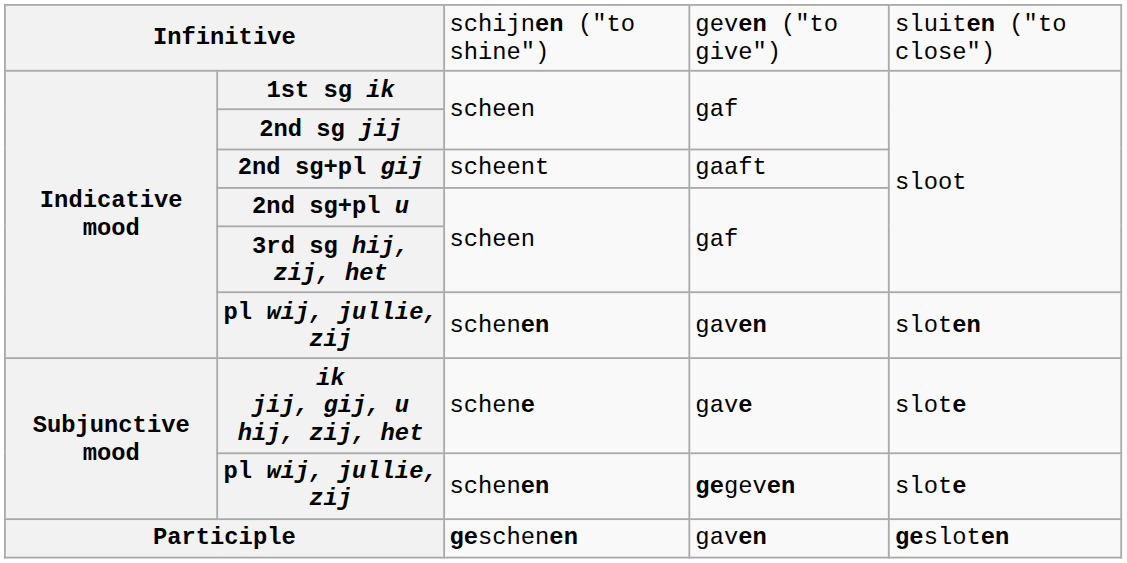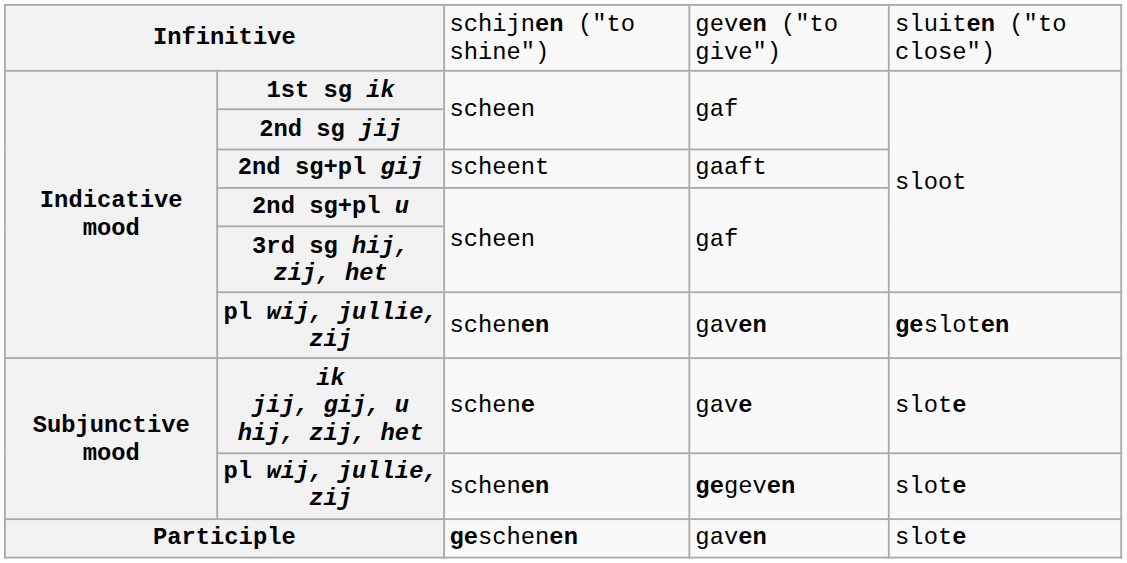(938, 326) sloten -> (952, 326) gesloten
(952, 538) gesloten -> (931, 538) slote
